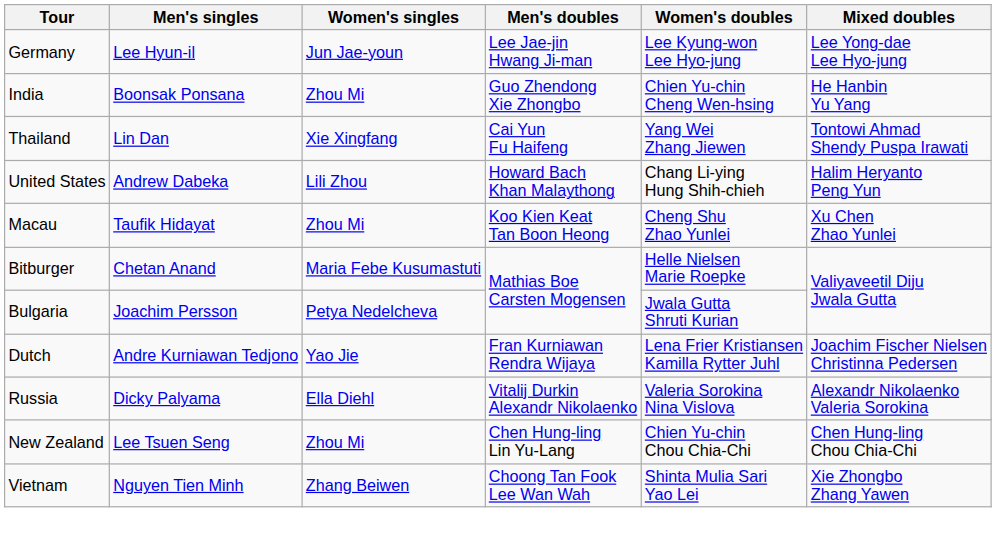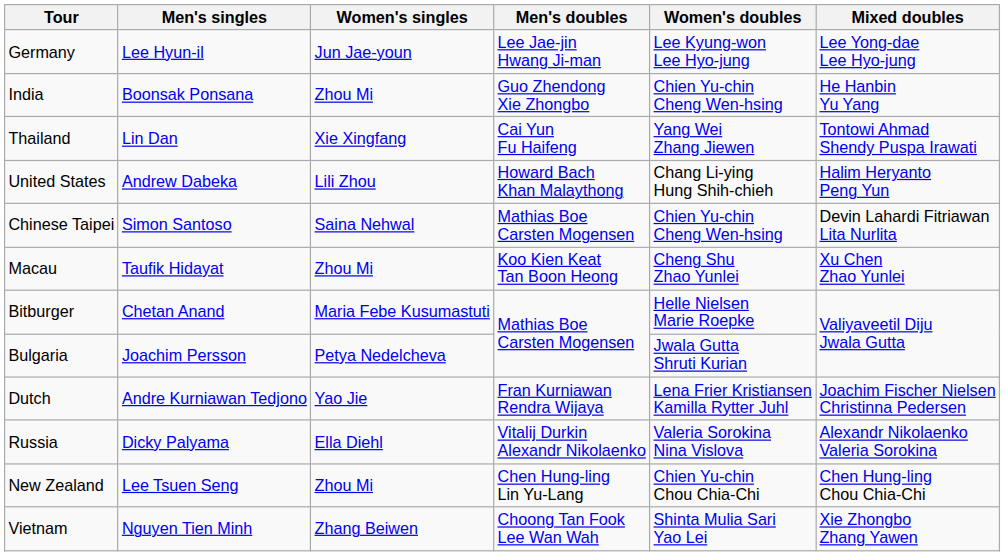+ row: (61, 225)
